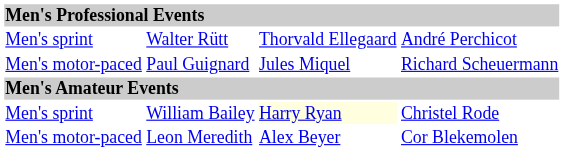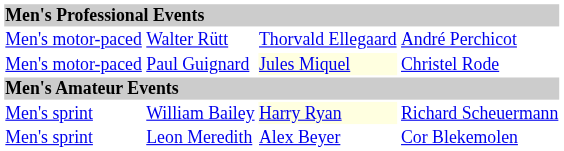(49, 39) Men's sprint -> (74, 39) Men's motor-paced
(305, 64) no background -> (305, 64) lightyellow background
(480, 64) Richard Scheuermann -> (450, 64) Christel Rode
(450, 112) Christel Rode -> (480, 112) Richard Scheuermann
(74, 137) Men's motor-paced -> (49, 137) Men's sprint
